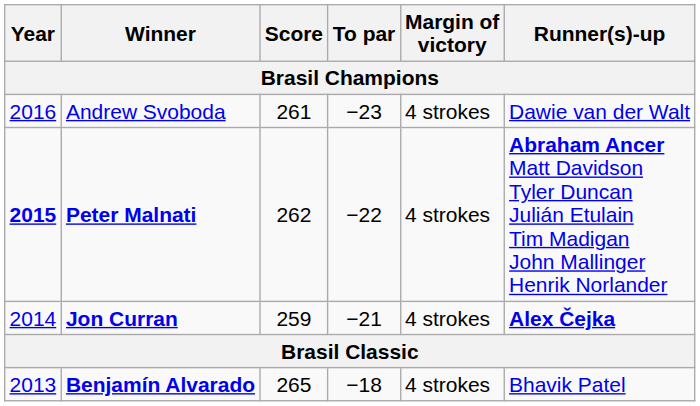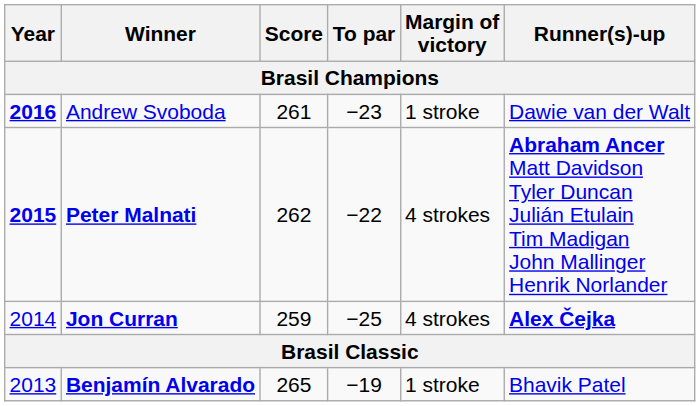(33, 111) normal -> (33, 111) bold
(448, 111) 4 strokes -> (442, 111) 1 stroke
(364, 319) −21 -> (364, 319) −25
(364, 385) −18 -> (364, 385) −19
(448, 385) 4 strokes -> (442, 385) 1 stroke
